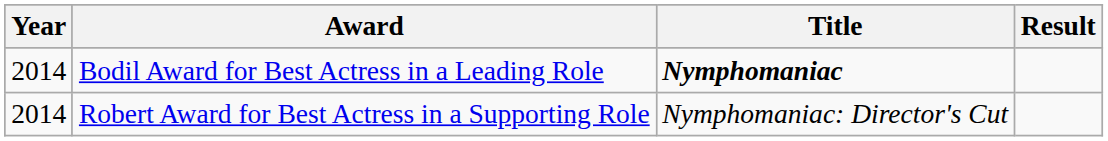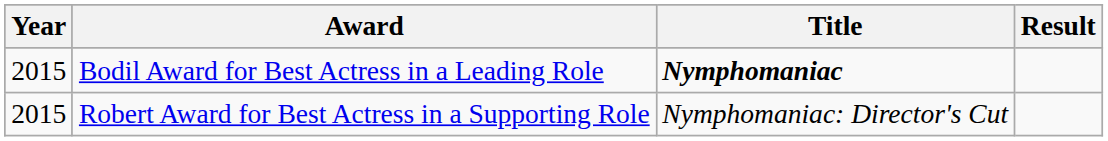(39, 69) 2014 -> (39, 69) 2015
(39, 113) 2014 -> (39, 113) 2015
